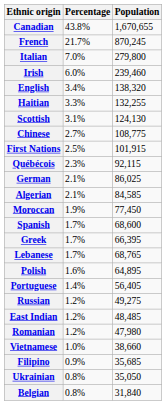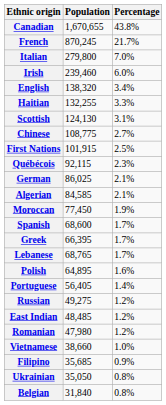columns swapped: (137, 12) <-> (88, 12)
